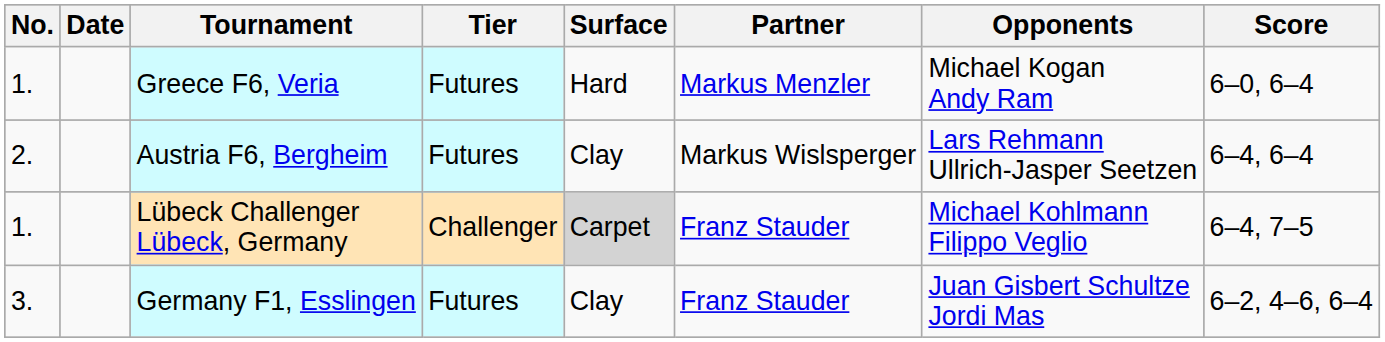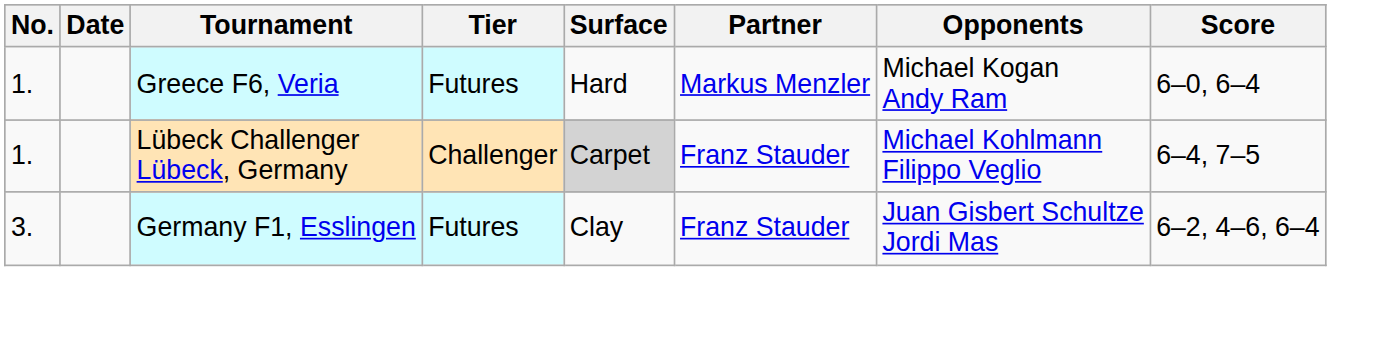- row: (262, 155)
